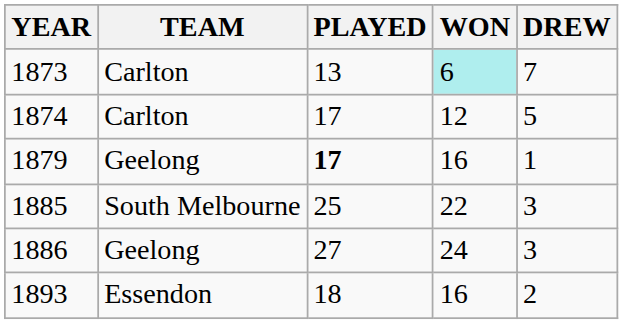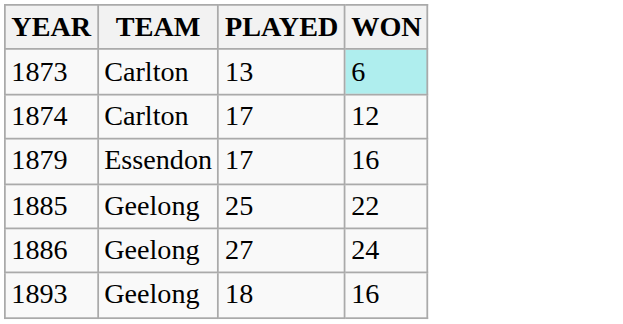- column: (567, 26)
(152, 160) Geelong -> (158, 160) Essendon
(328, 160) bold -> (239, 160) normal
(202, 205) South Melbourne -> (152, 205) Geelong
(158, 294) Essendon -> (152, 294) Geelong
